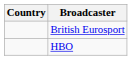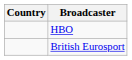rows swapped: (88, 30) <-> (62, 47)
